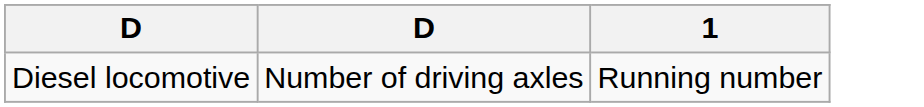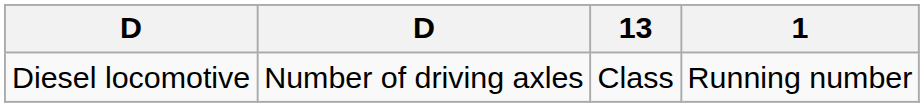+ column: (636, 28)
